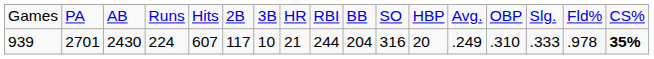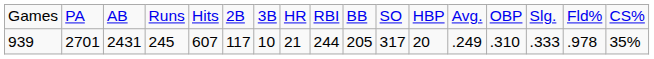(124, 41) 2430 -> (124, 41) 2431
(162, 41) 224 -> (162, 41) 245
(360, 41) 204 -> (360, 41) 205
(393, 41) 316 -> (393, 41) 317
(625, 41) bold -> (625, 41) normal
